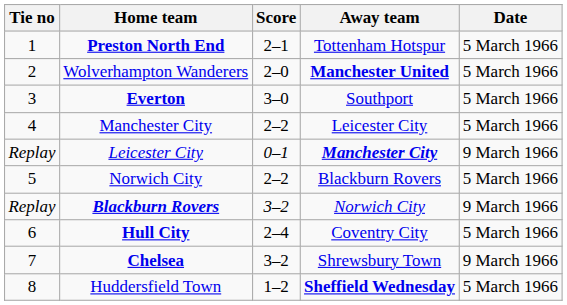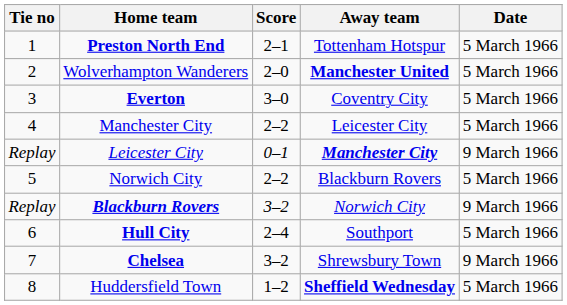(380, 98) Southport -> (380, 98) Coventry City
(380, 233) Coventry City -> (380, 233) Southport
